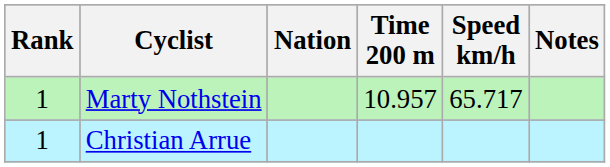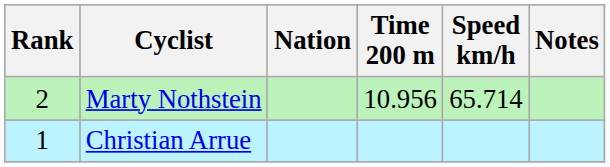(42, 98) 1 -> (42, 98) 2
(400, 98) 10.957 -> (400, 98) 10.956
(486, 98) 65.717 -> (486, 98) 65.714
